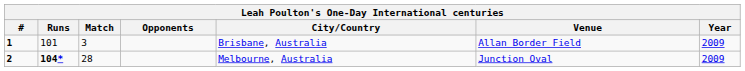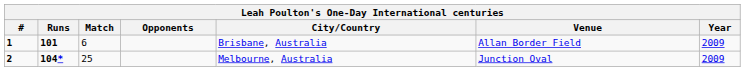(49, 43) normal -> (49, 43) bold
(84, 43) 3 -> (84, 43) 6
(87, 58) 28 -> (87, 58) 25
